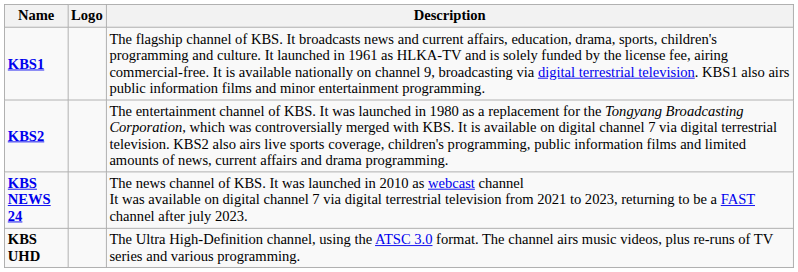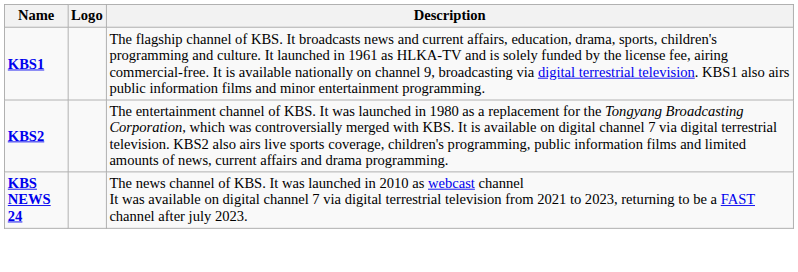- row: (24, 247)
